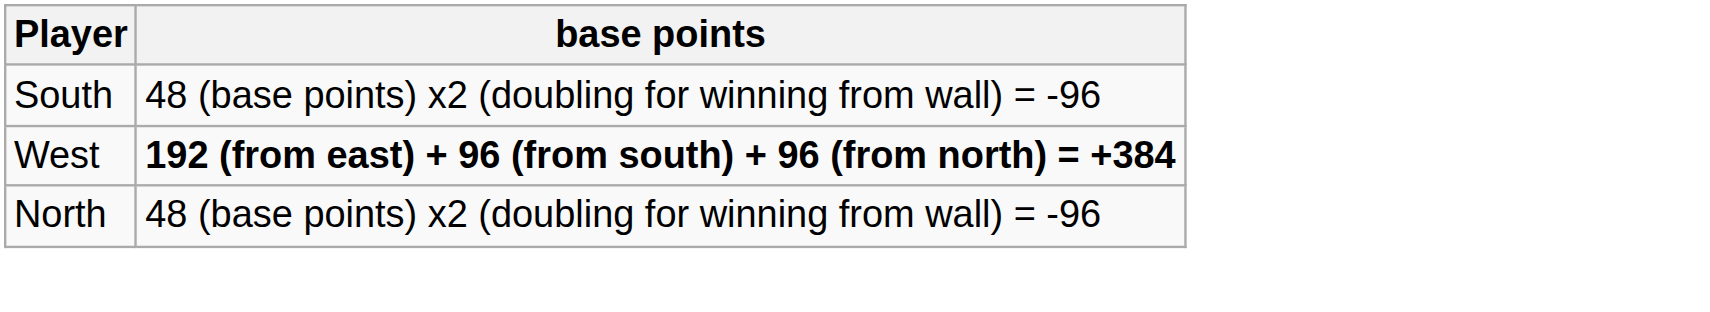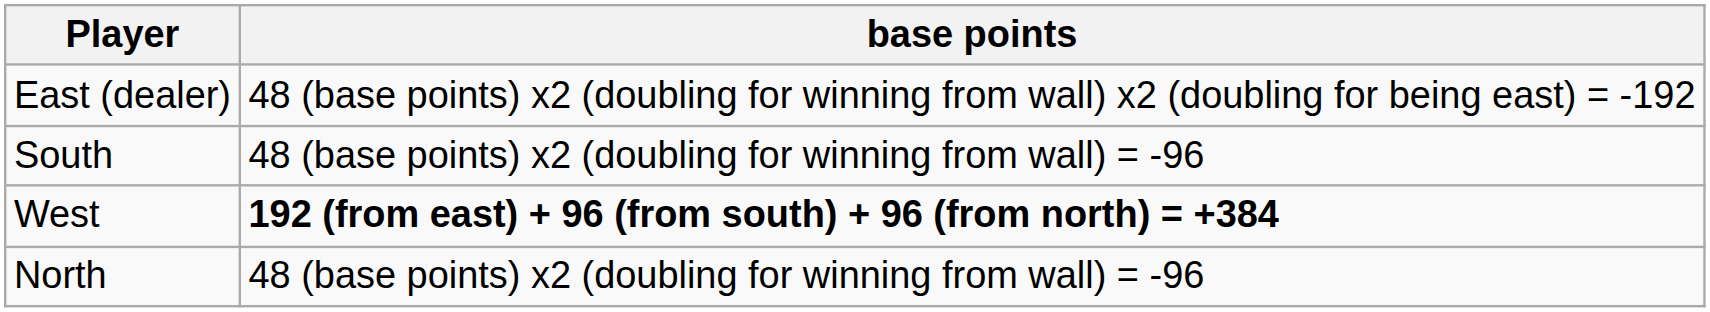+ row: (122, 94)
